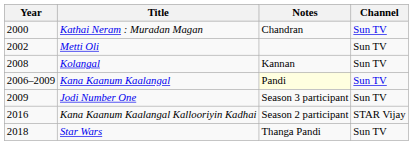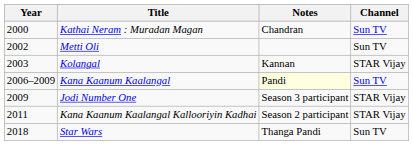(18, 64) 2008 -> (18, 64) 2003
(370, 64) Sun TV -> (379, 64) STAR Vijay
(370, 98) Sun TV -> (379, 98) STAR Vijay
(18, 115) 2016 -> (17, 115) 2011
